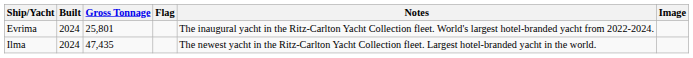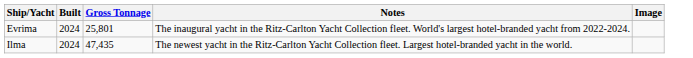- column: (165, 12)
